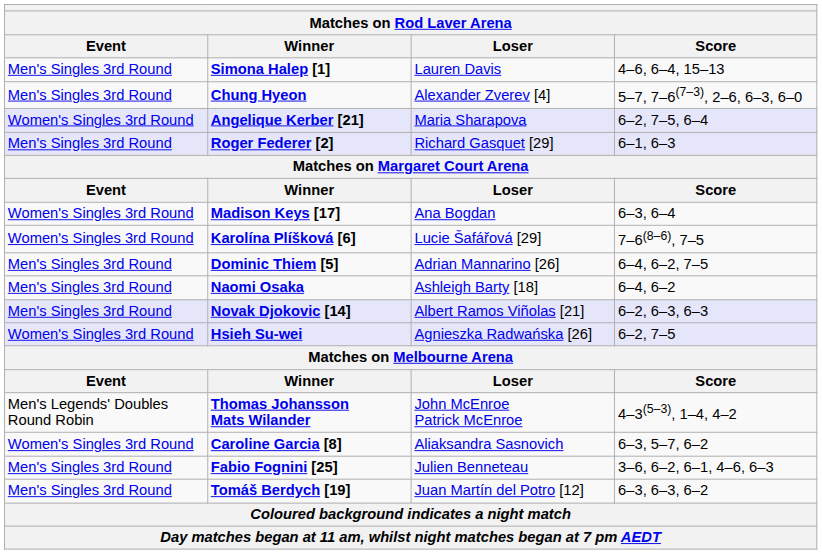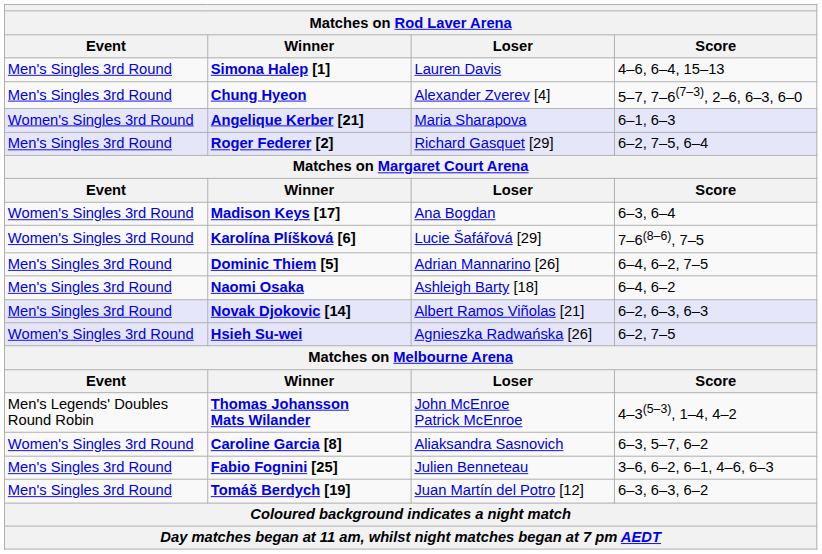(663, 120) 6–2, 7–5, 6–4 -> (647, 120) 6–1, 6–3
(647, 143) 6–1, 6–3 -> (663, 143) 6–2, 7–5, 6–4
